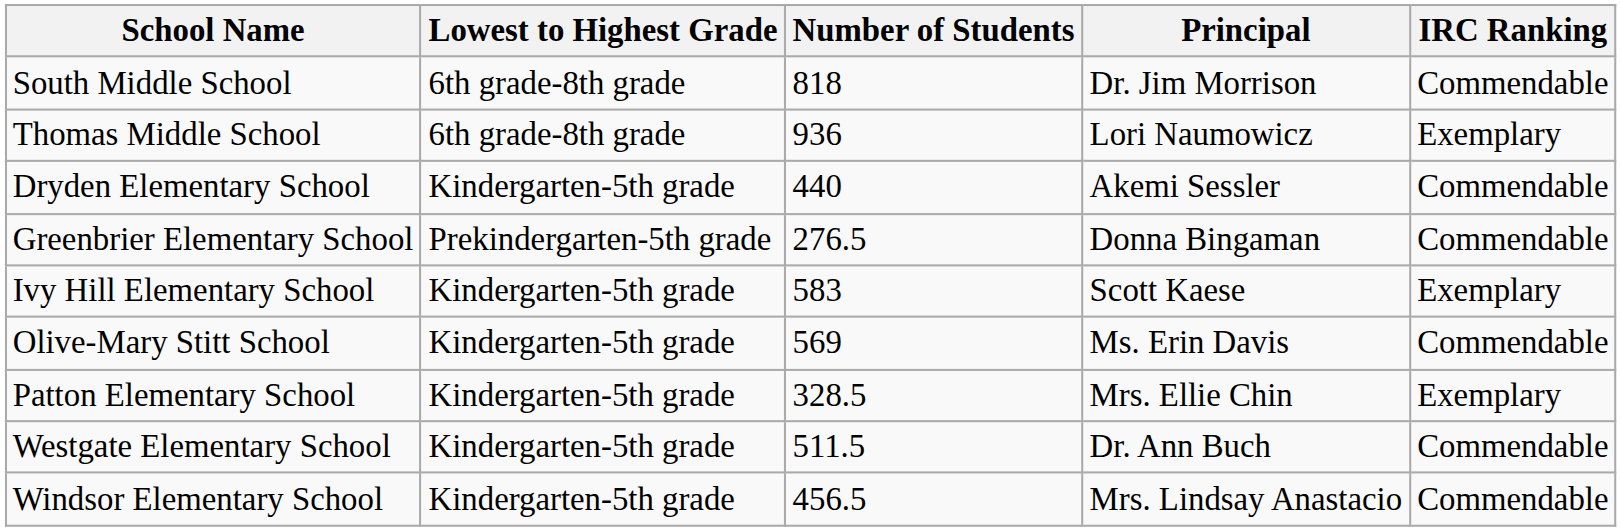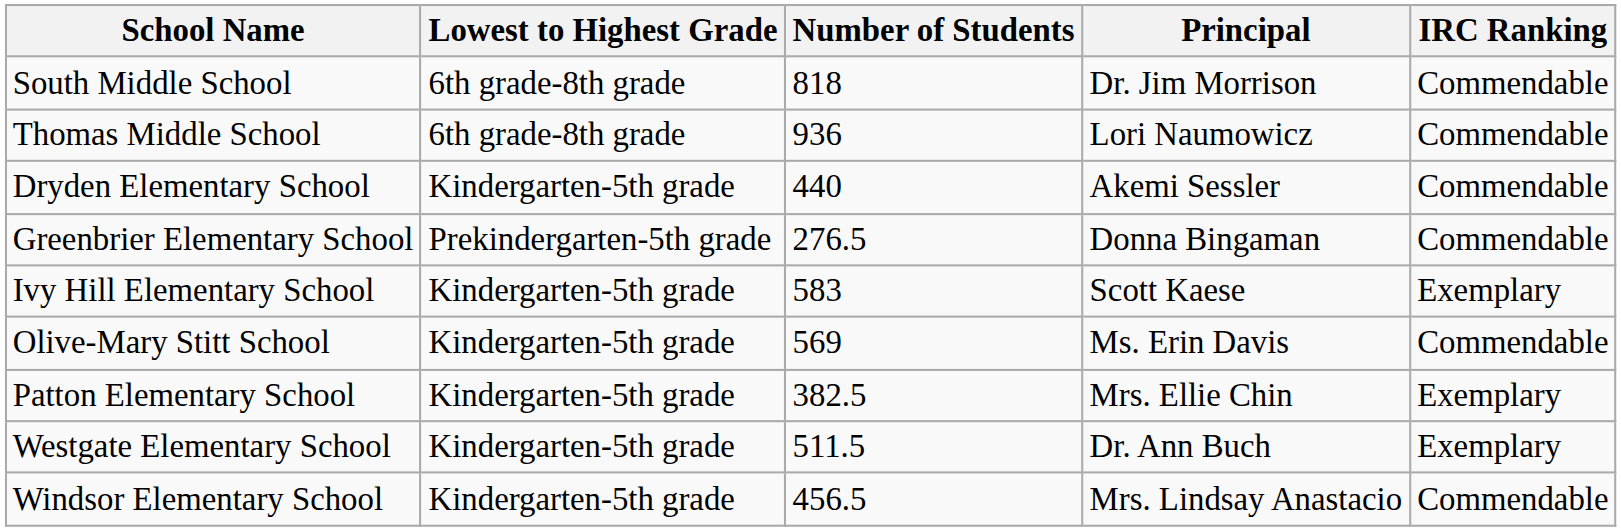(1489, 134) Exemplary -> (1513, 134) Commendable
(829, 394) 328.5 -> (829, 394) 382.5
(1513, 446) Commendable -> (1489, 446) Exemplary
